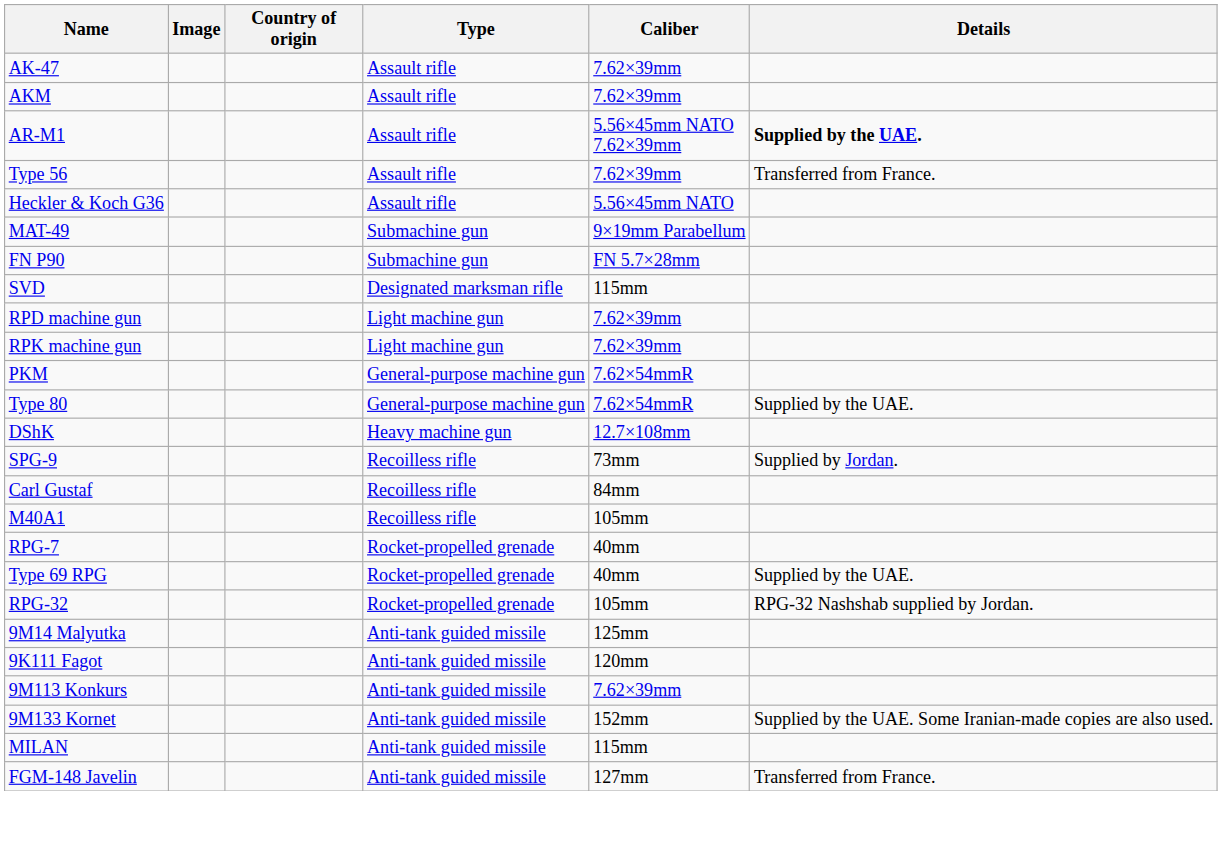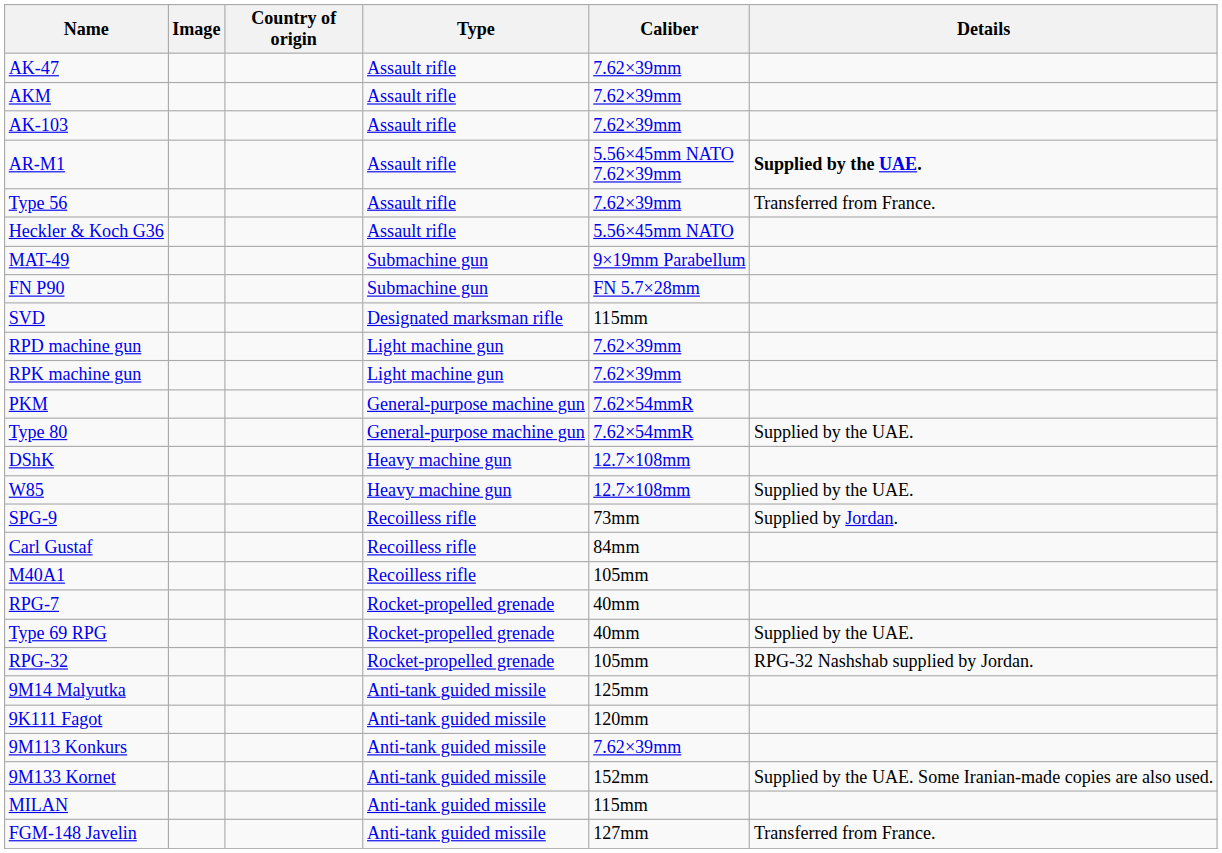+ row: (38, 125)
+ row: (26, 489)
